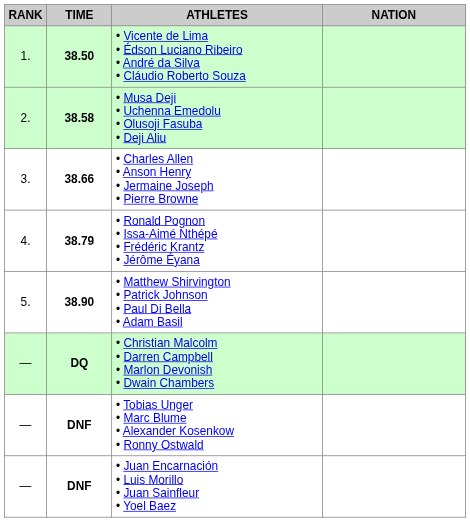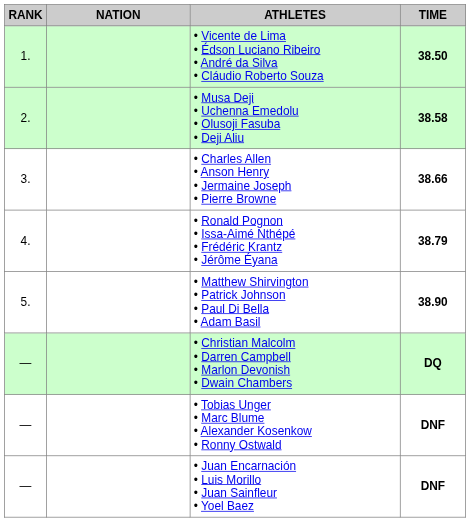columns swapped: (394, 15) <-> (79, 15)
